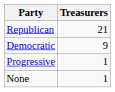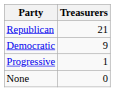(105, 78) 1 -> (105, 78) 0
